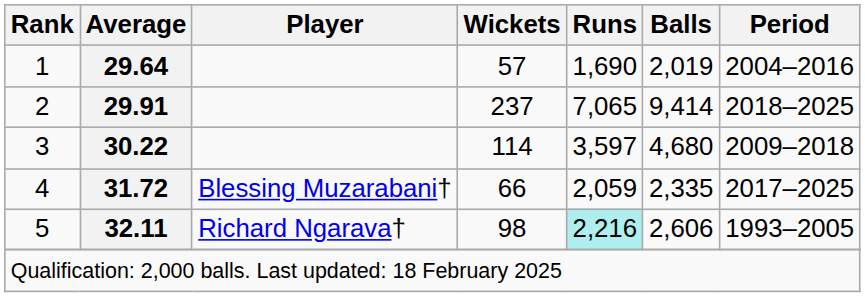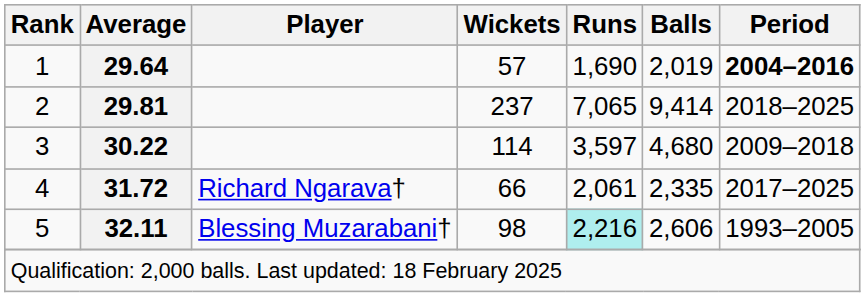(790, 65) normal -> (790, 65) bold
(136, 106) 29.91 -> (136, 106) 29.81
(325, 188) Blessing Muzarabani† -> (302, 188) Richard Ngarava†
(605, 188) 2,059 -> (605, 188) 2,061
(302, 229) Richard Ngarava† -> (325, 229) Blessing Muzarabani†
